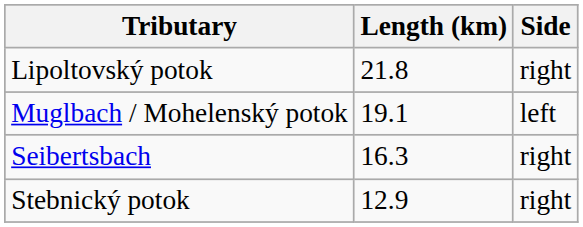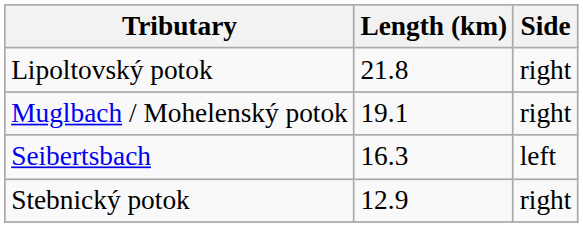(538, 112) left -> (546, 112) right
(546, 156) right -> (538, 156) left
